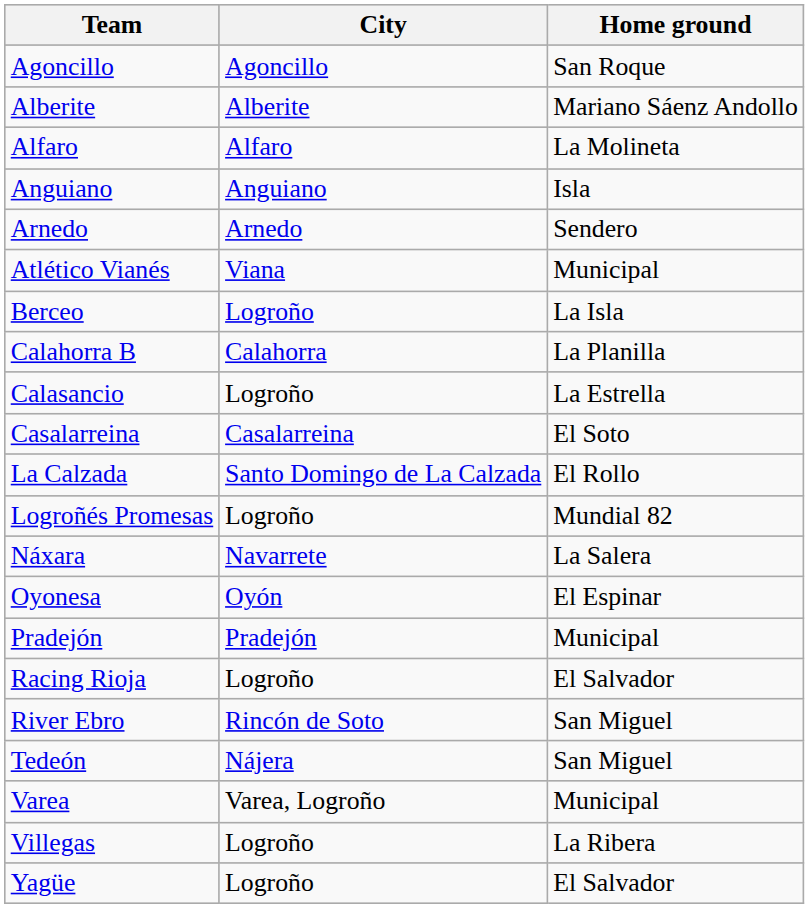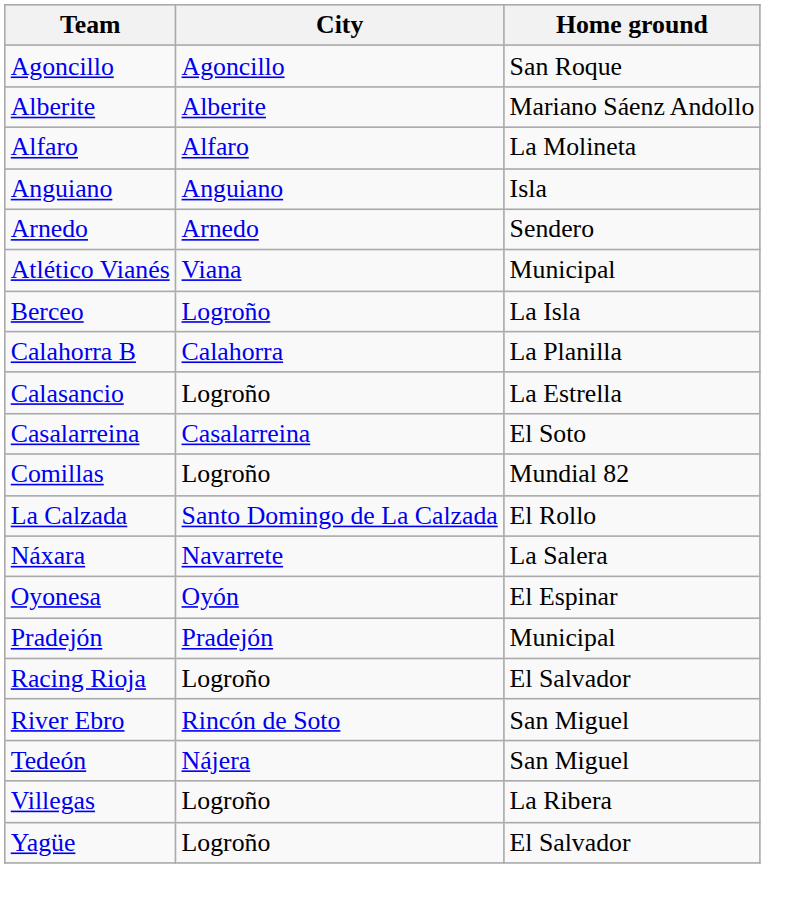+ row: (57, 474)
- row: (112, 515)
- row: (40, 801)
